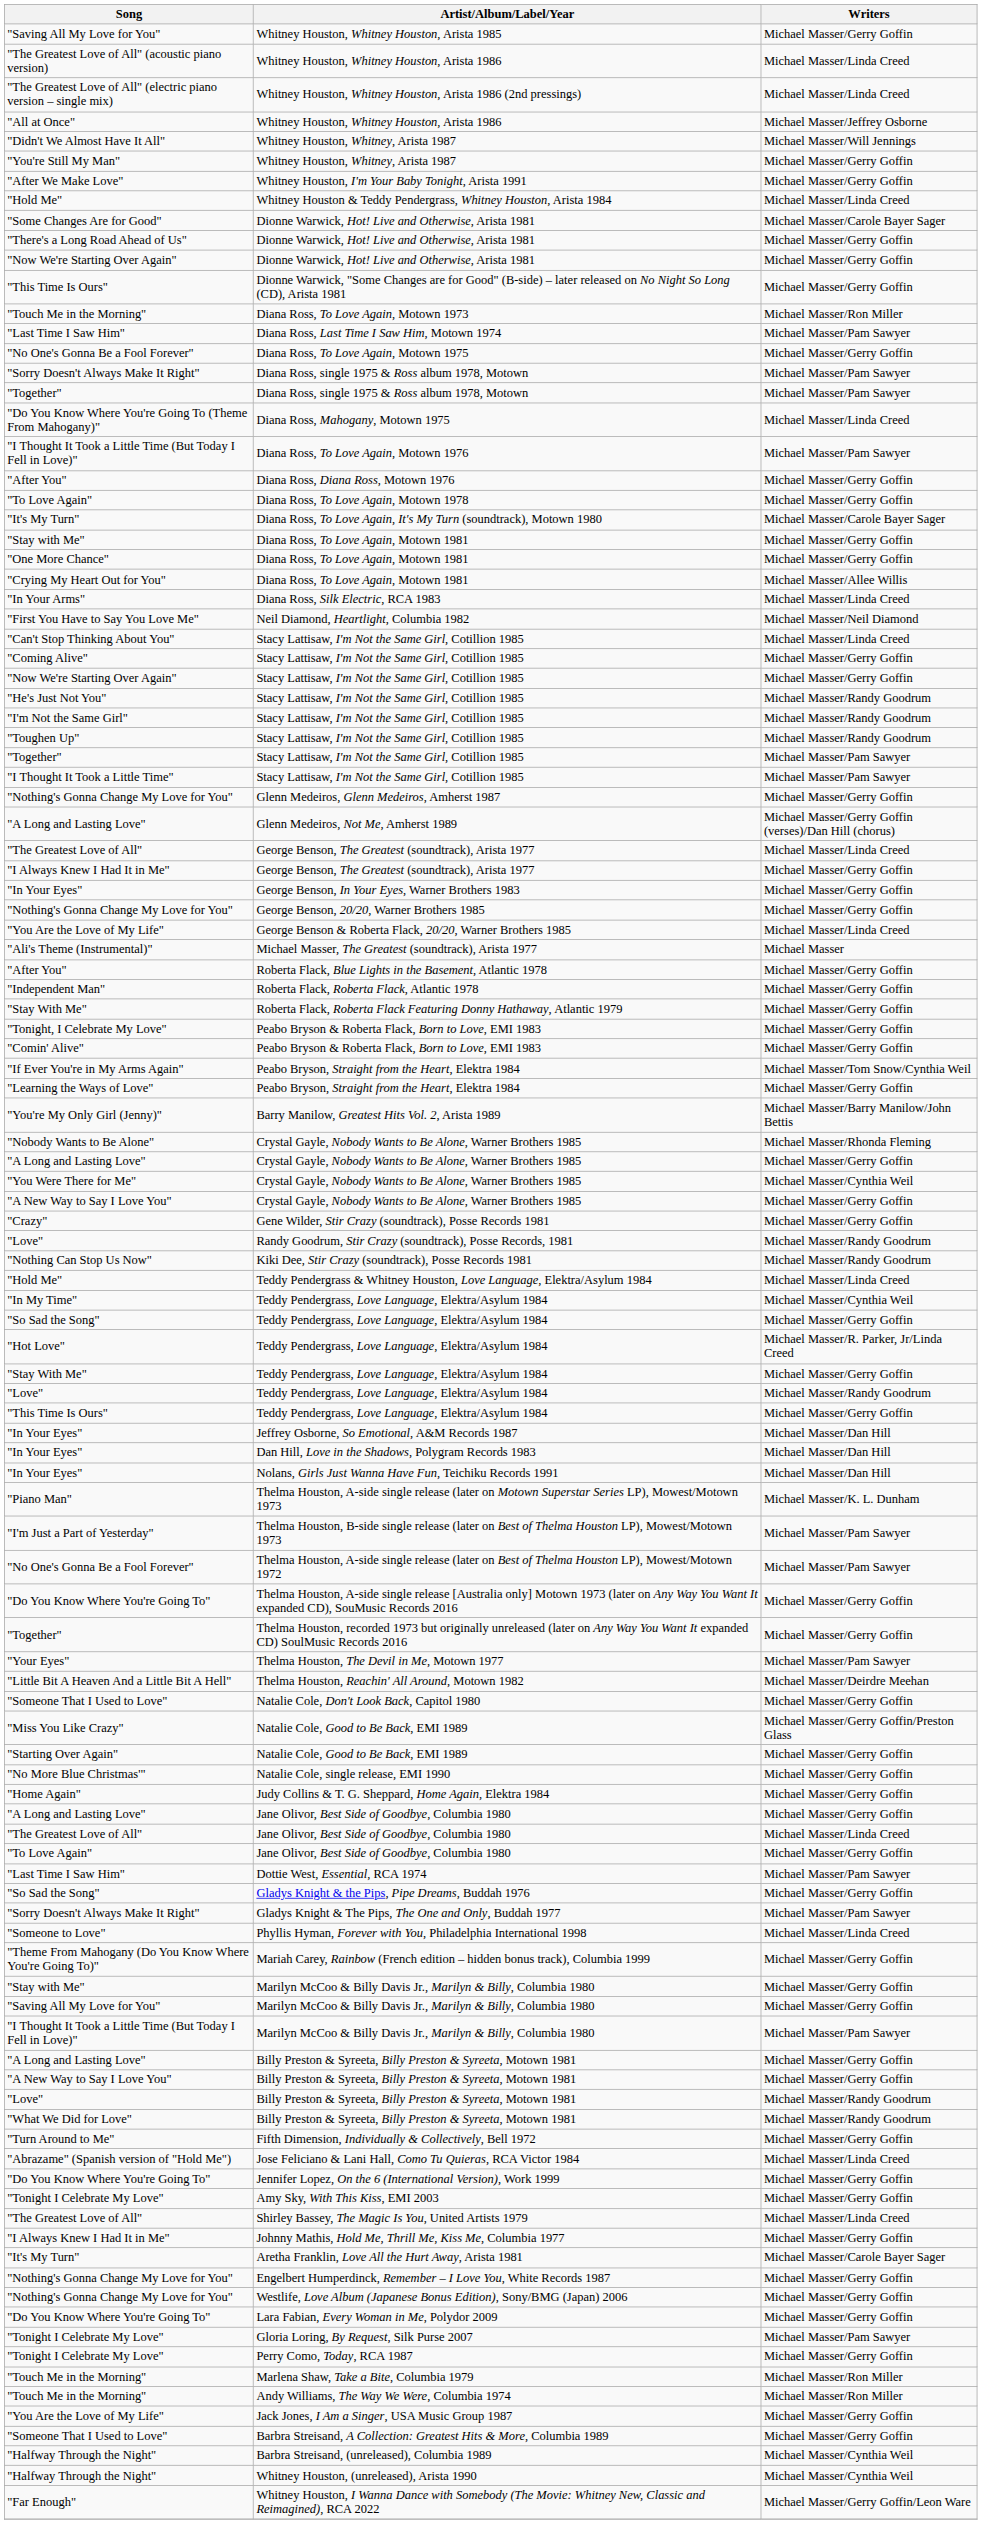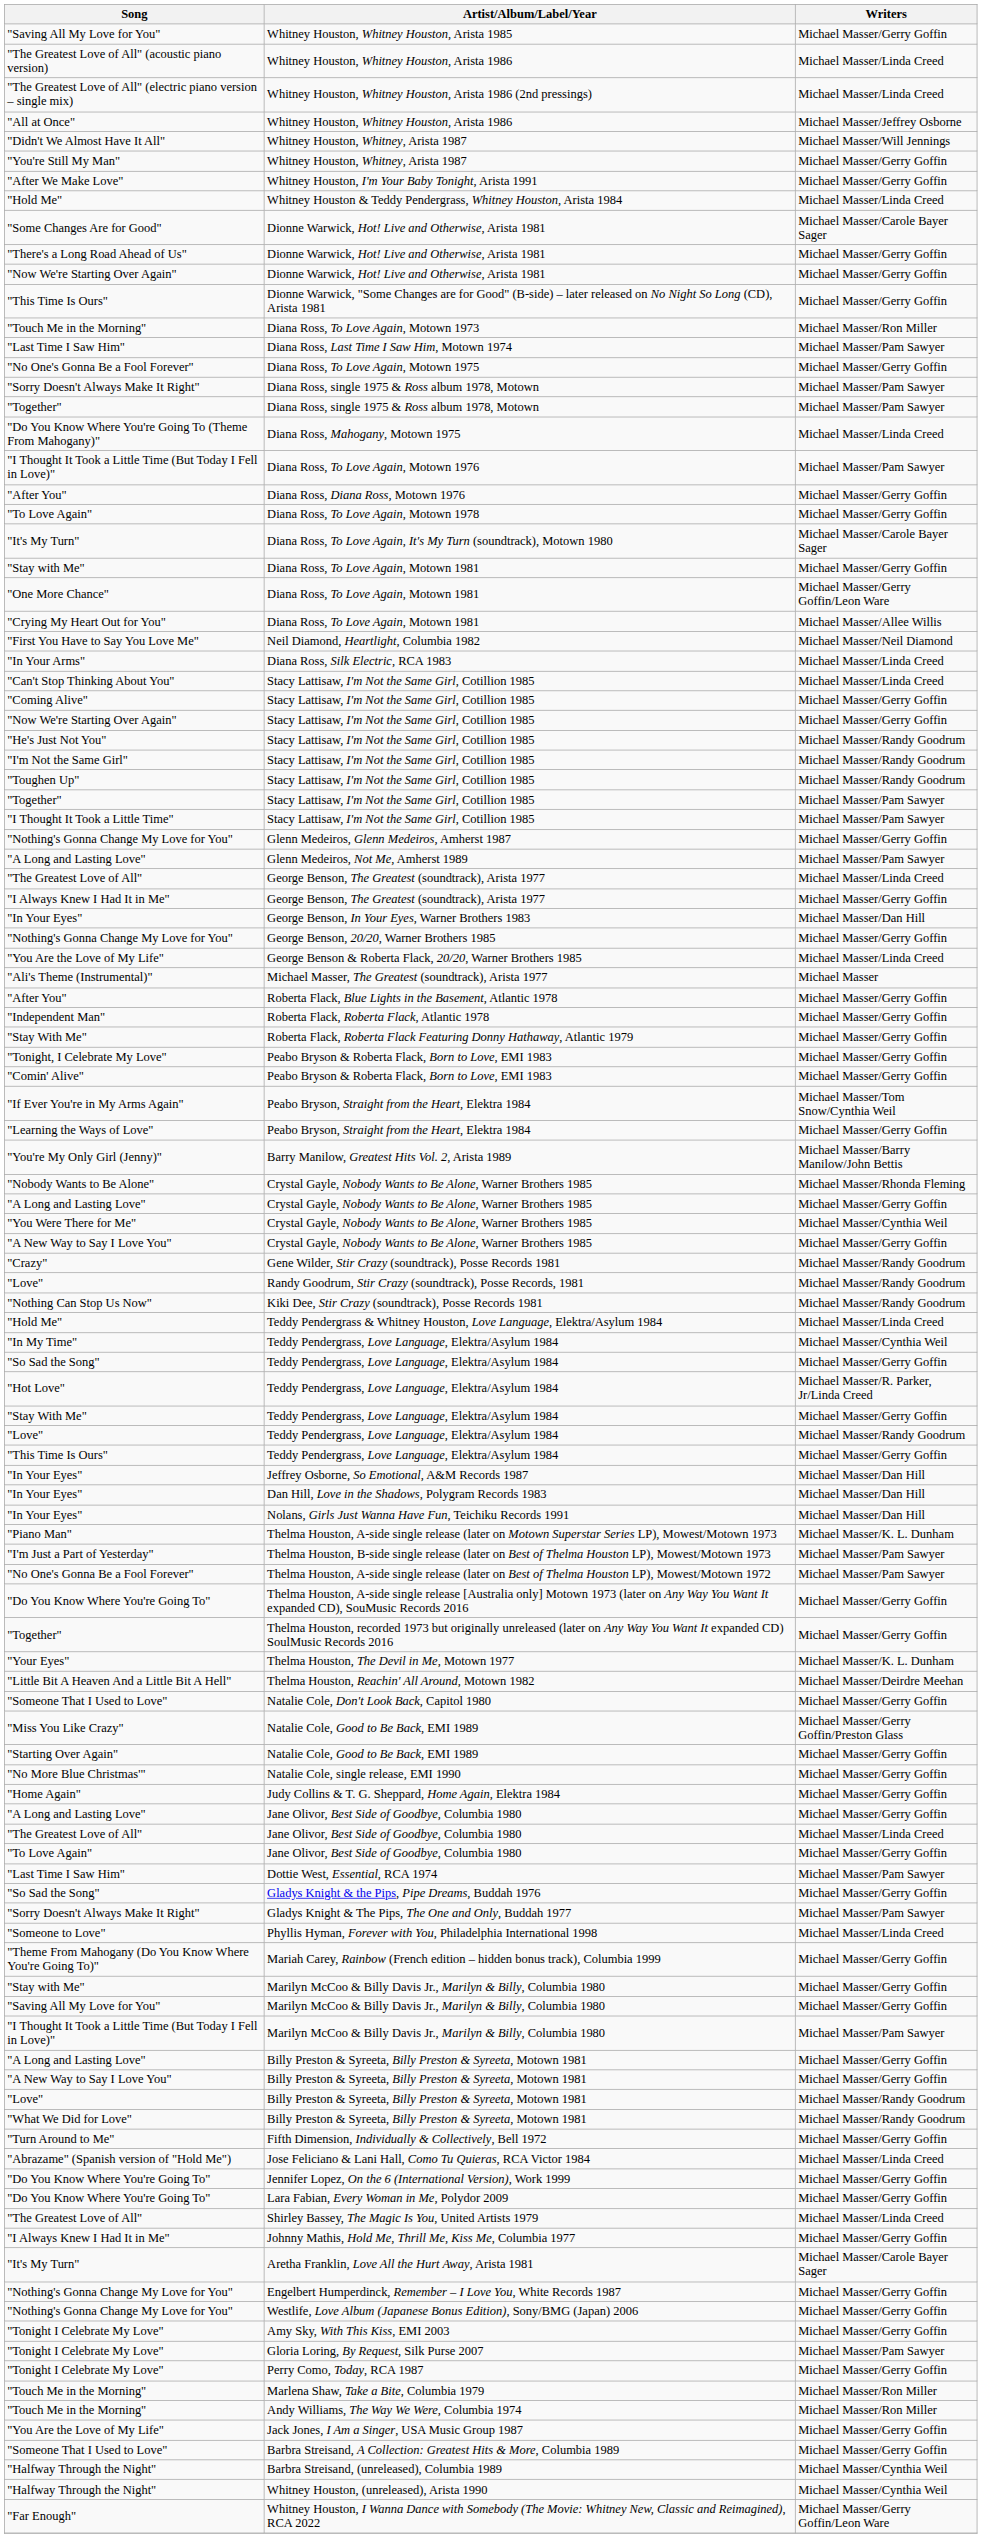(838, 559) Michael Masser/Gerry Goffin -> (855, 594) Michael Masser/Gerry Goffin/Leon Ware
rows swapped: (46, 599) <-> (103, 618)
(838, 823) Michael Masser/Gerry Goffin (verses)/Dan Hill (chorus) -> (871, 859) Michael Masser/Pam Sawyer
(838, 890) Michael Masser/Gerry Goffin -> (862, 918) Michael Masser/Dan Hill
(838, 1221) Michael Masser/Gerry Goffin -> (882, 1263) Michael Masser/Randy Goodrum
(837, 1661) Michael Masser/Pam Sawyer -> (876, 1661) Michael Masser/K. L. Dunham
rows swapped: (109, 2317) <-> (85, 2198)
